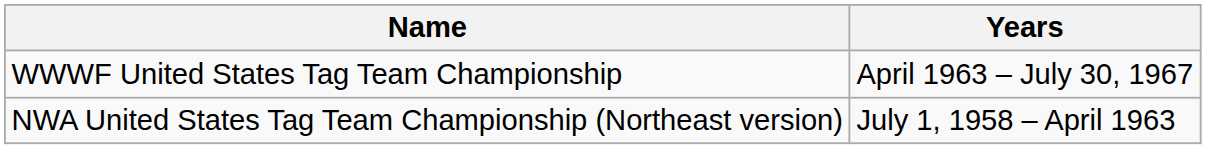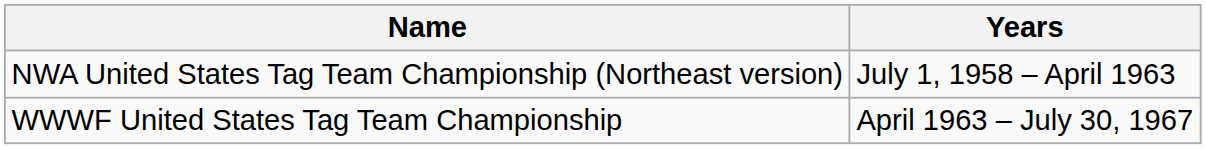rows swapped: (427, 119) <-> (317, 73)
